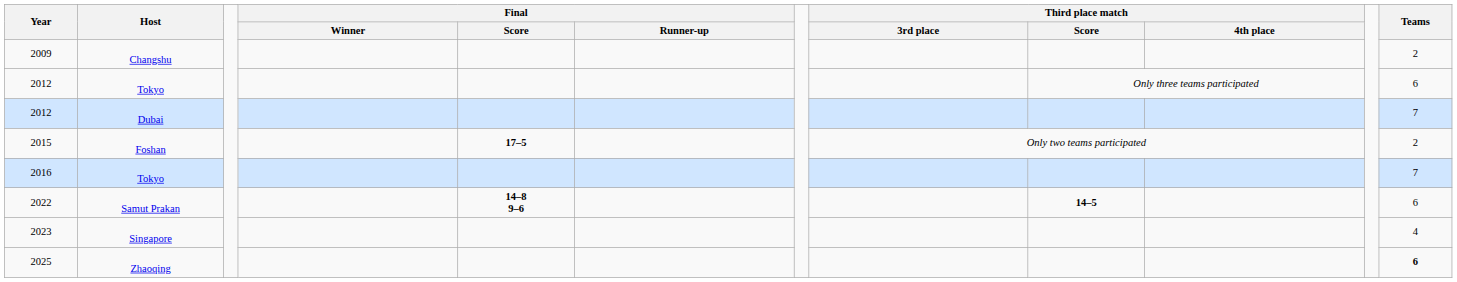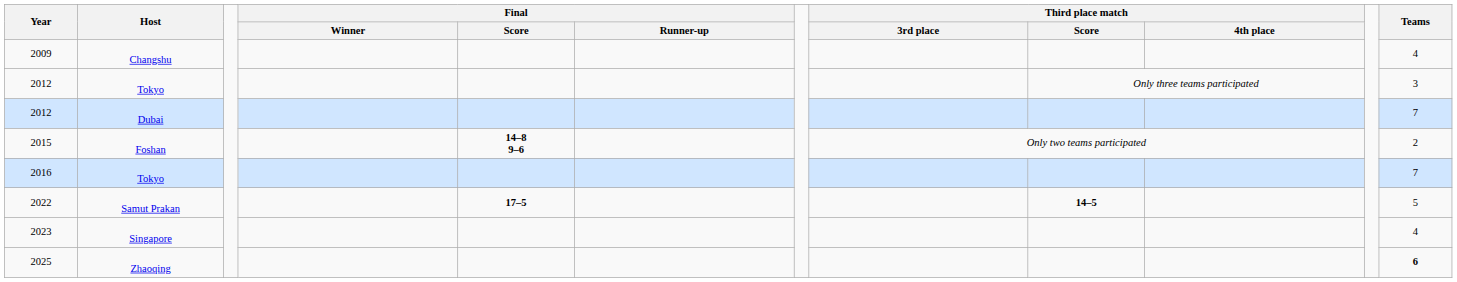(1415, 54) 2 -> (1415, 54) 4
(1415, 84) 6 -> (1415, 84) 3
(516, 143) 17–5 -> (516, 143) 14–8 9–6
(516, 203) 14–8 9–6 -> (516, 203) 17–5
(1415, 203) 6 -> (1415, 203) 5
